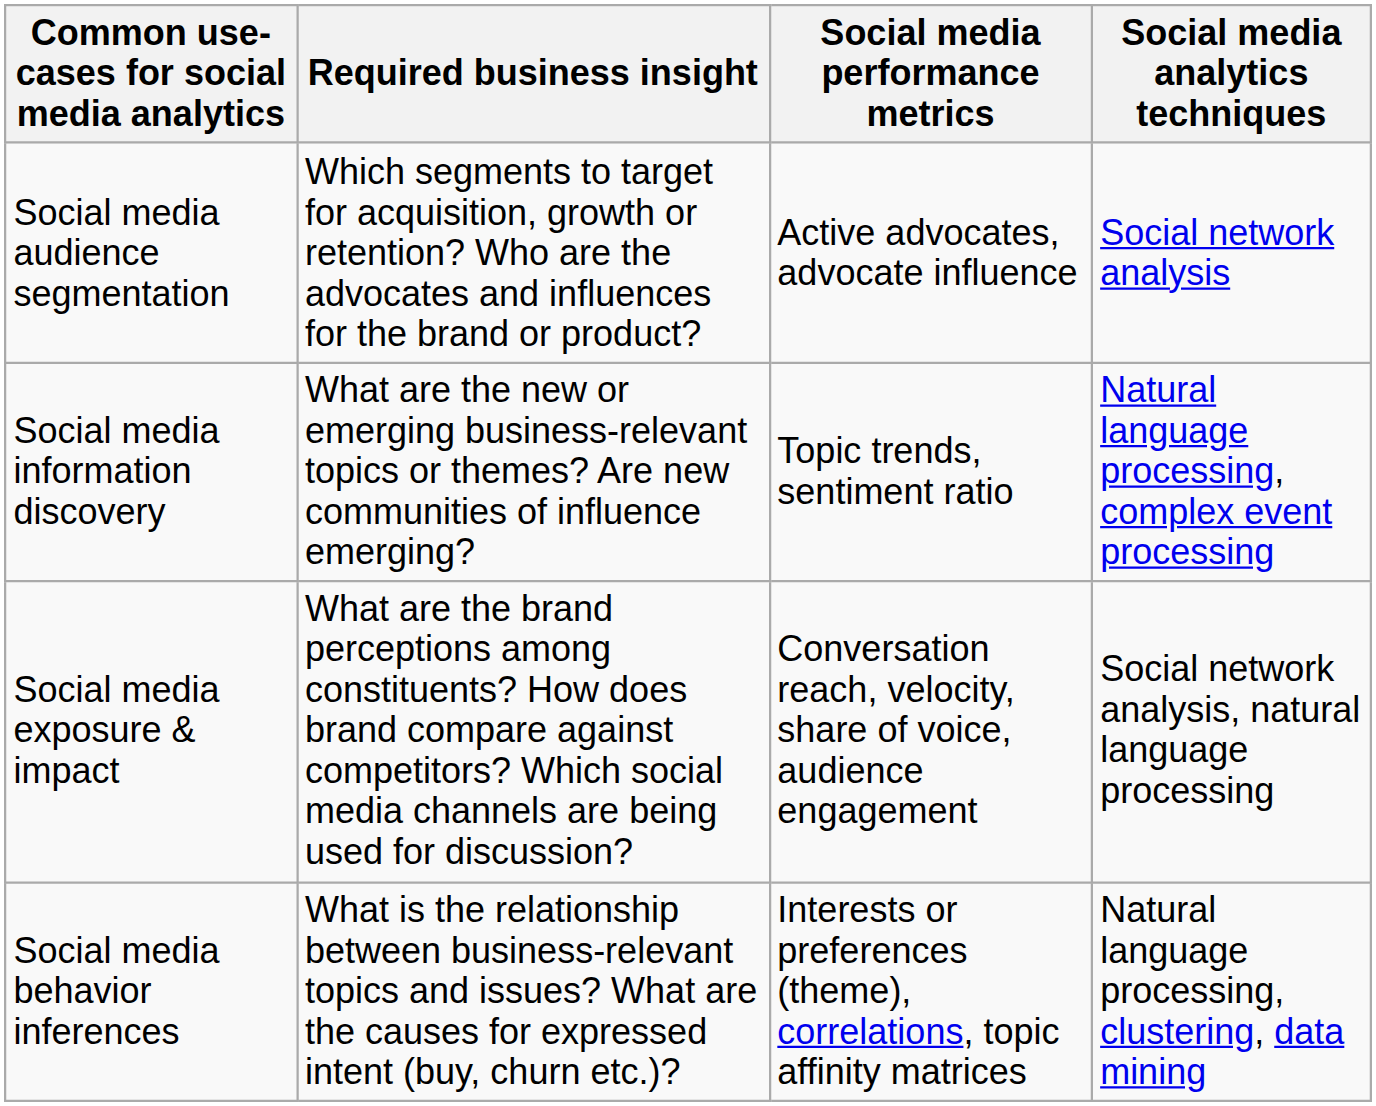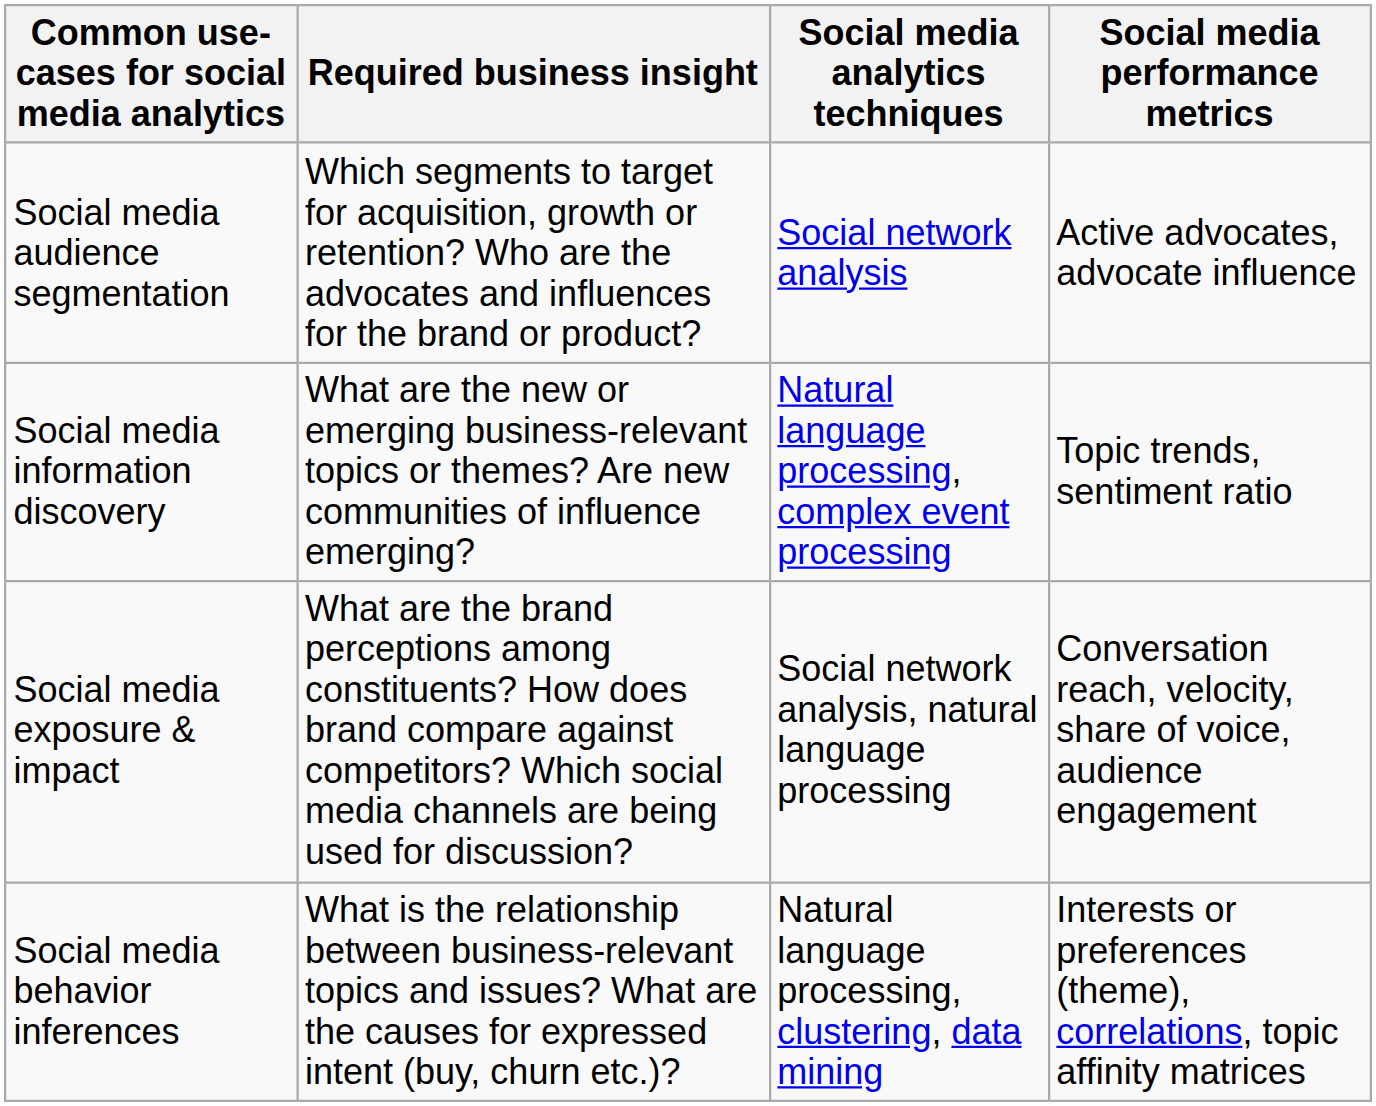columns swapped: (1231, 73) <-> (930, 73)
